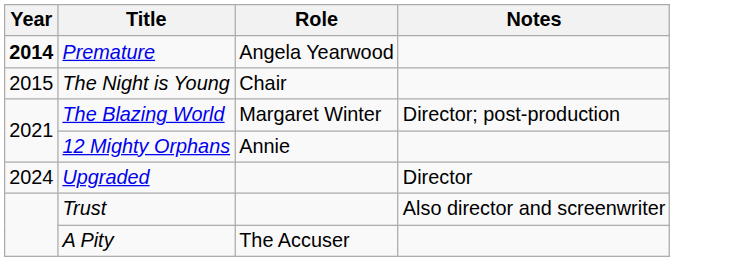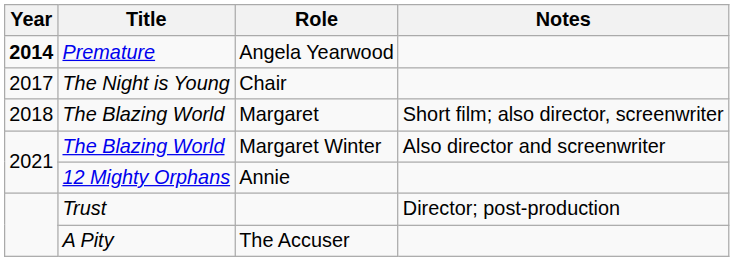(31, 83) 2015 -> (31, 83) 2017
+ row: (144, 114)
(511, 114) Director; post-production -> (534, 146) Also director and screenwriter
- row: (106, 177)
(534, 209) Also director and screenwriter -> (511, 209) Director; post-production
